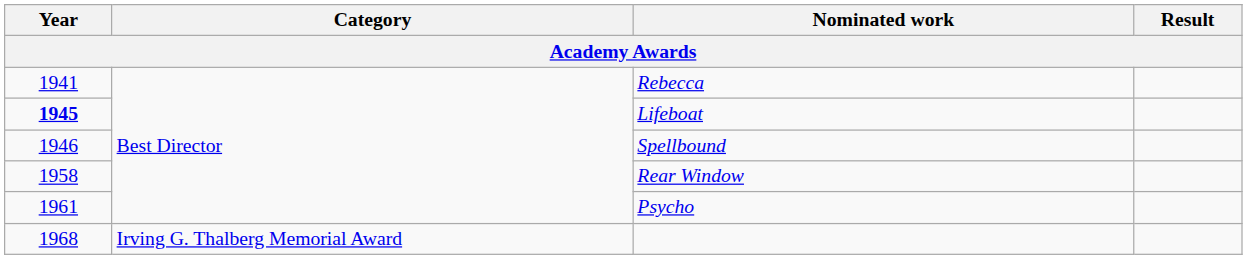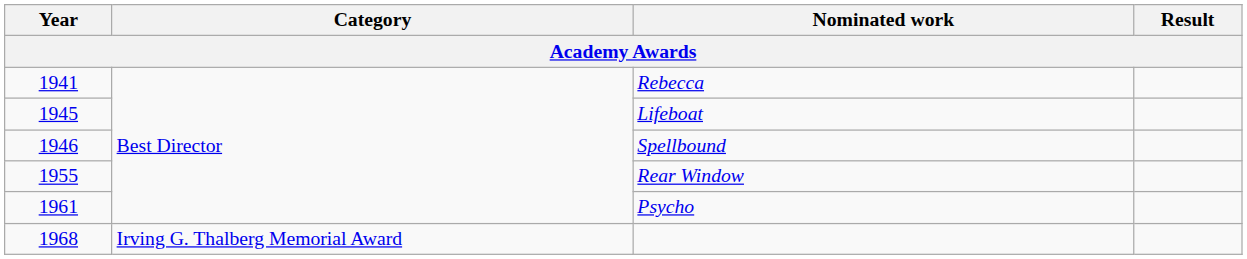(58, 113) bold -> (58, 113) normal
(58, 176) 1958 -> (58, 176) 1955
